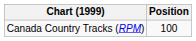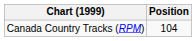(169, 28) 100 -> (169, 28) 104
